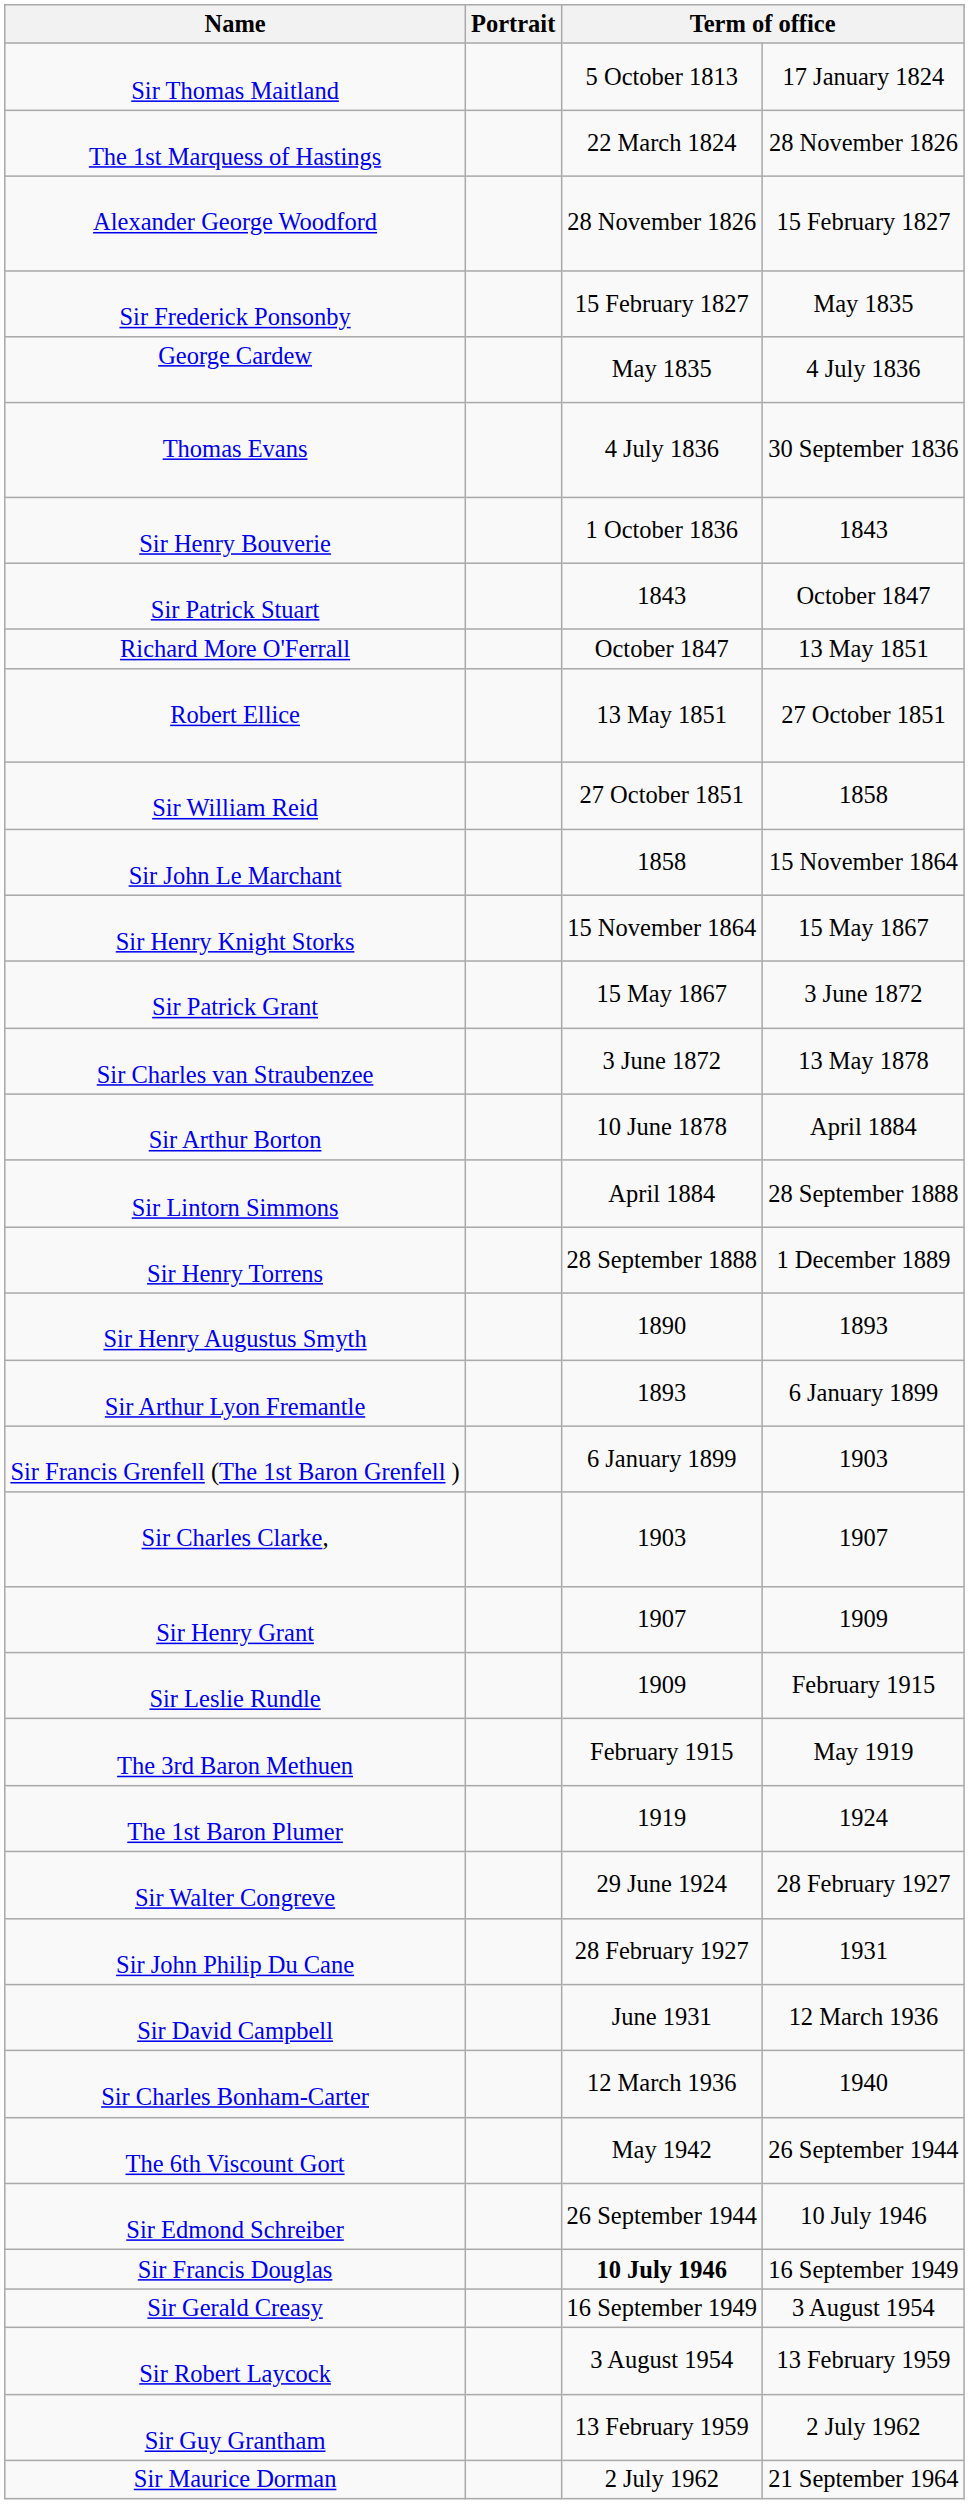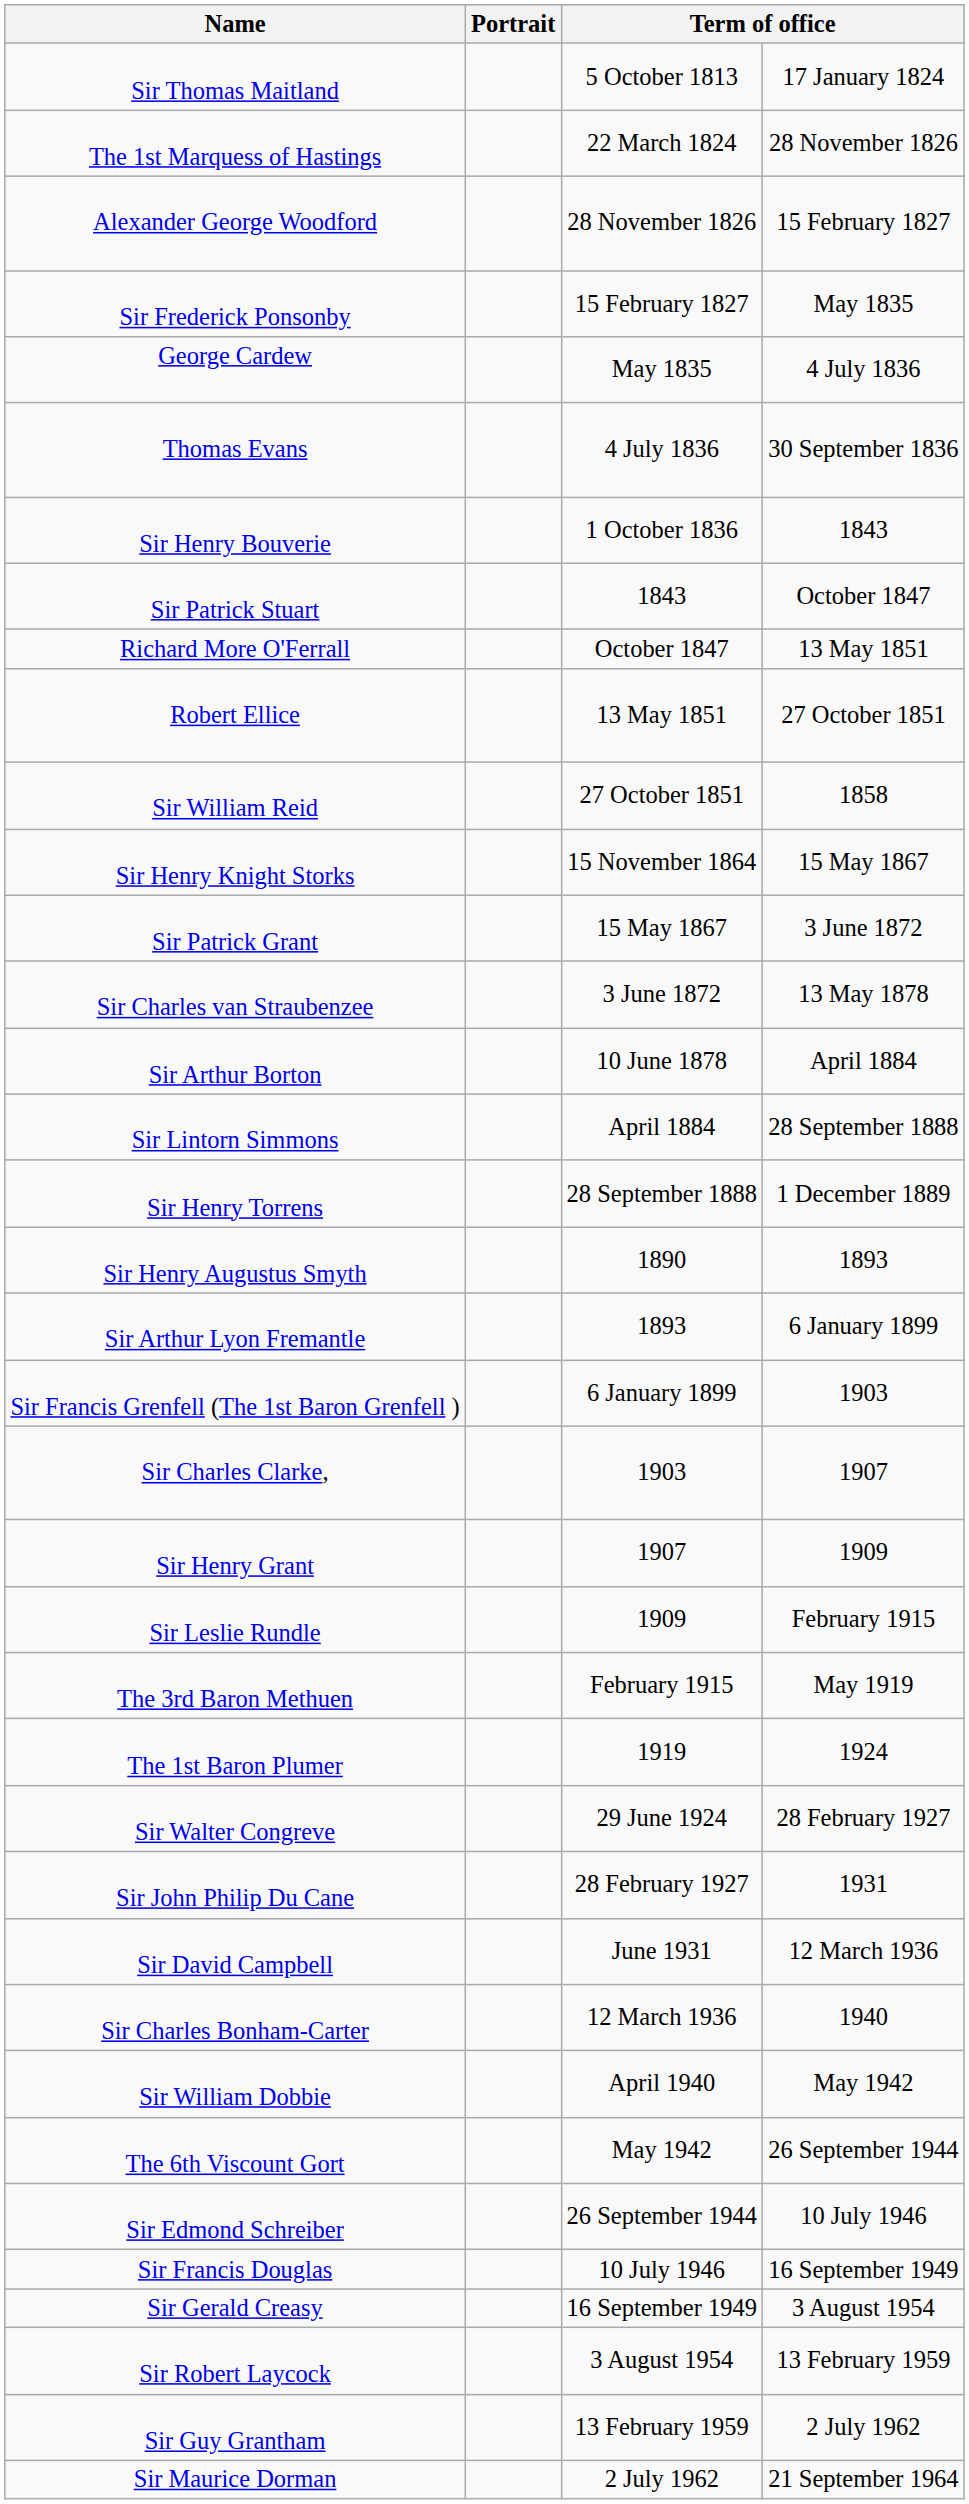- row: (235, 875)
+ row: (235, 2097)
(662, 2268) bold -> (662, 2268) normal
